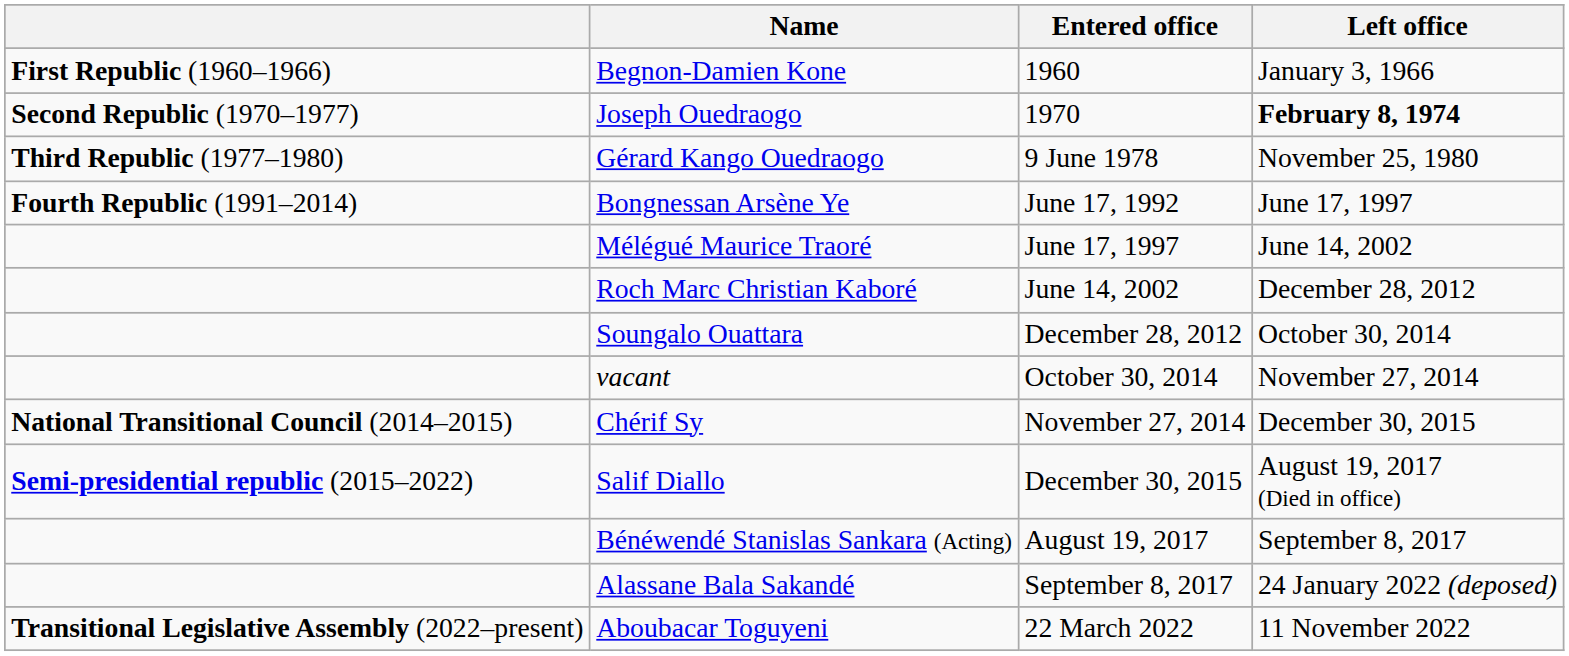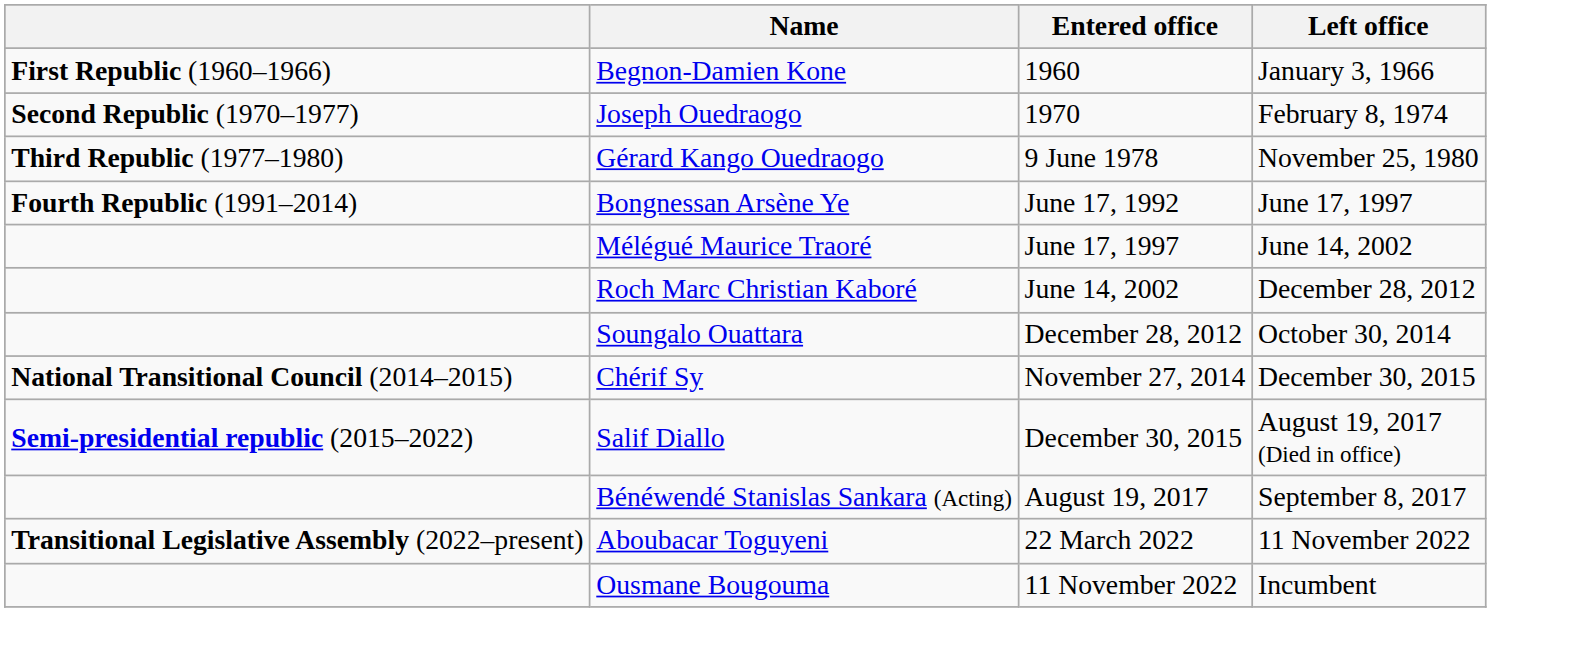(1359, 114) bold -> (1353, 114) normal
- row: (633, 377)
- row: (725, 584)
+ row: (713, 584)
